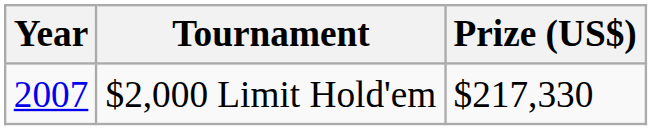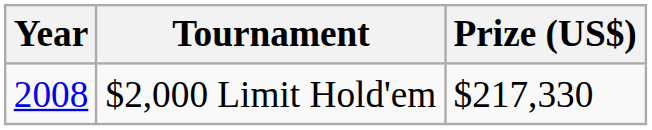(51, 93) 2007 -> (51, 93) 2008
